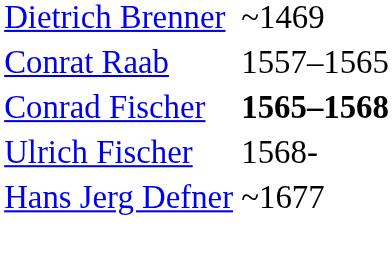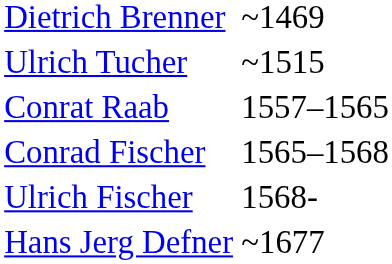+ row: (96, 62)
(315, 107) bold -> (315, 152) normal
